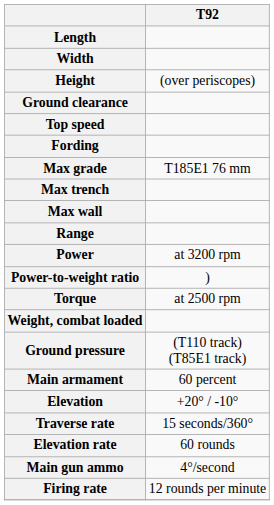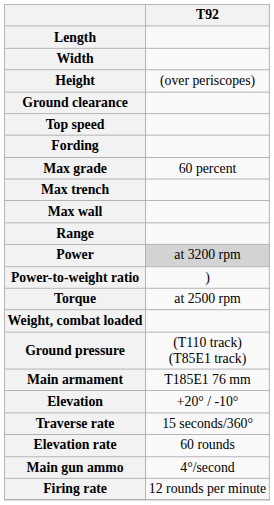(208, 168) T185E1 76 mm -> (208, 168) 60 percent
(208, 255) no background -> (208, 255) lightgrey background
(208, 380) 60 percent -> (208, 380) T185E1 76 mm
